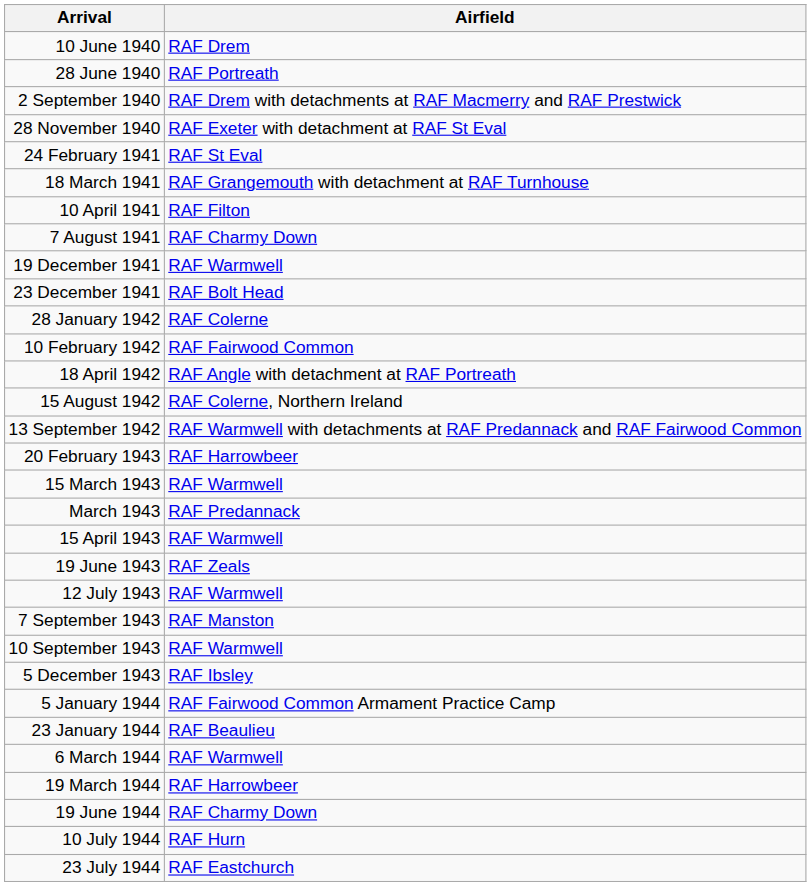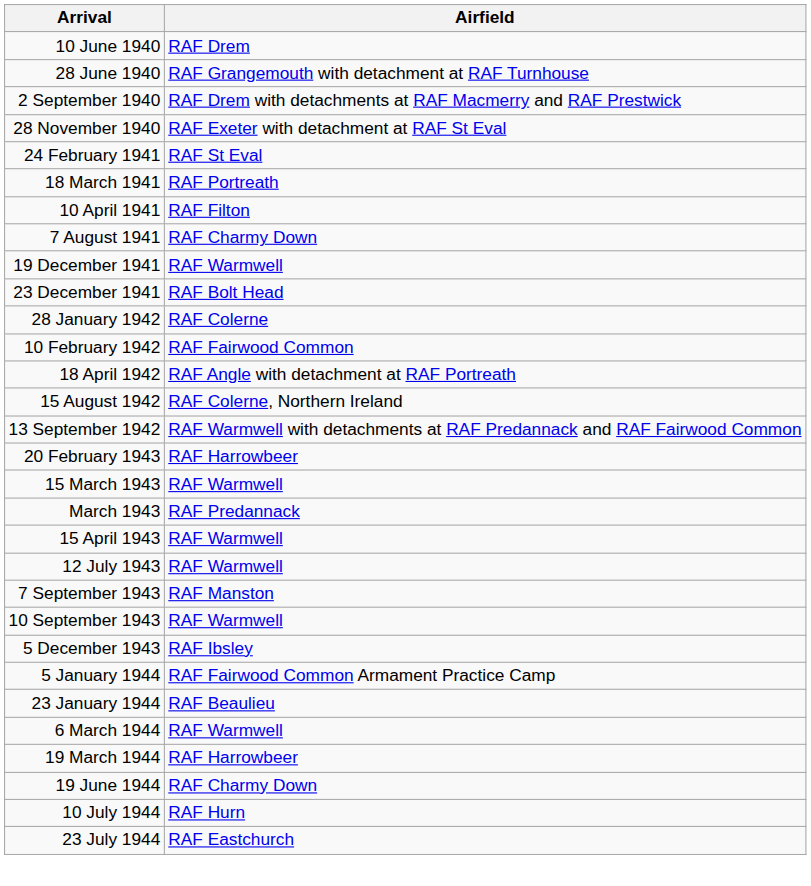(224, 73) RAF Portreath -> (379, 73) RAF Grangemouth with detachment at RAF Turnhouse
(379, 182) RAF Grangemouth with detachment at RAF Turnhouse -> (224, 182) RAF Portreath
- row: (108, 566)
